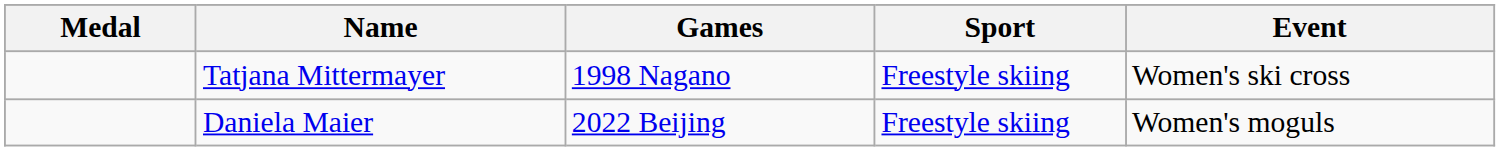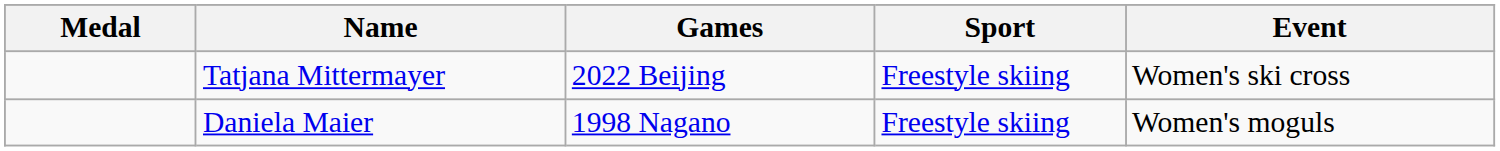(651, 74) 1998 Nagano -> (649, 74) 2022 Beijing
(649, 121) 2022 Beijing -> (651, 121) 1998 Nagano
